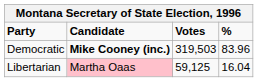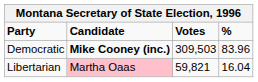(196, 49) 319,503 -> (196, 49) 309,503
(193, 67) 59,125 -> (193, 67) 59,821
